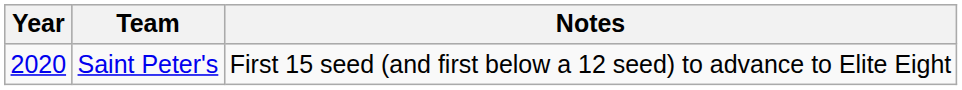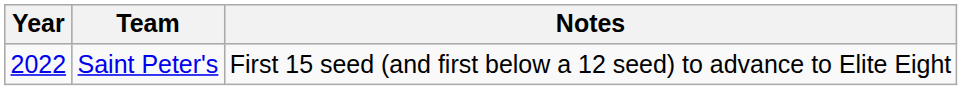(38, 63) 2020 -> (38, 63) 2022
